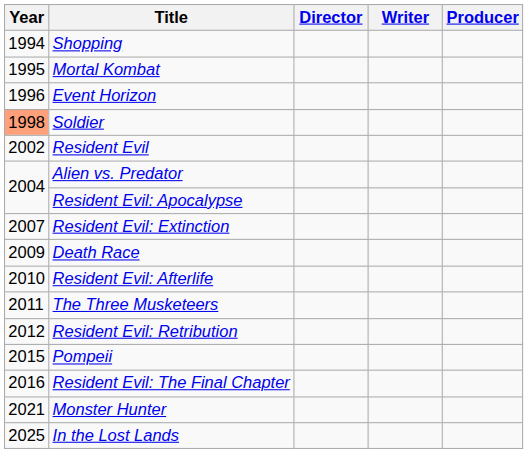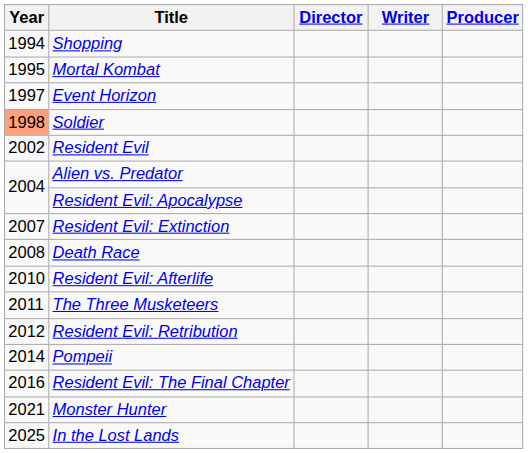(27, 95) 1996 -> (27, 95) 1997
(27, 252) 2009 -> (27, 252) 2008
(27, 357) 2015 -> (27, 357) 2014
